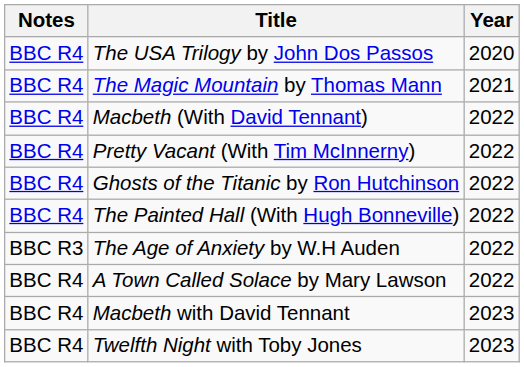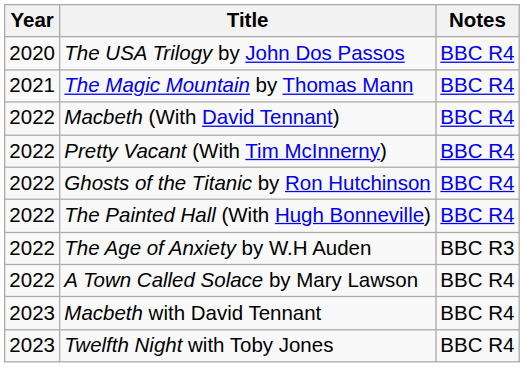columns swapped: (492, 20) <-> (46, 20)
